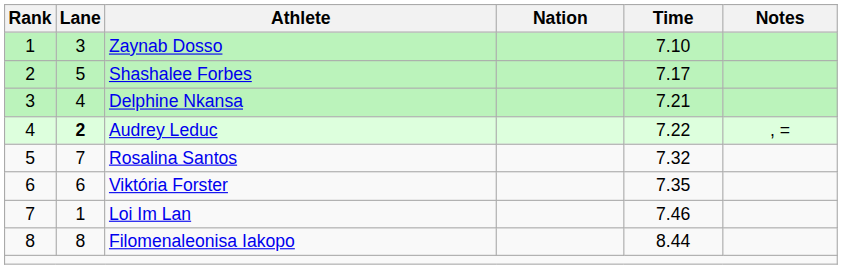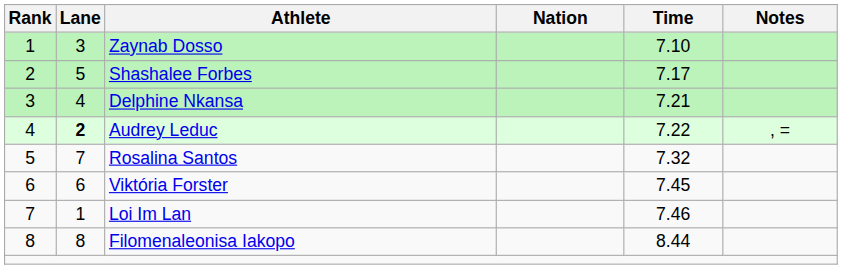(673, 185) 7.35 -> (673, 185) 7.45
